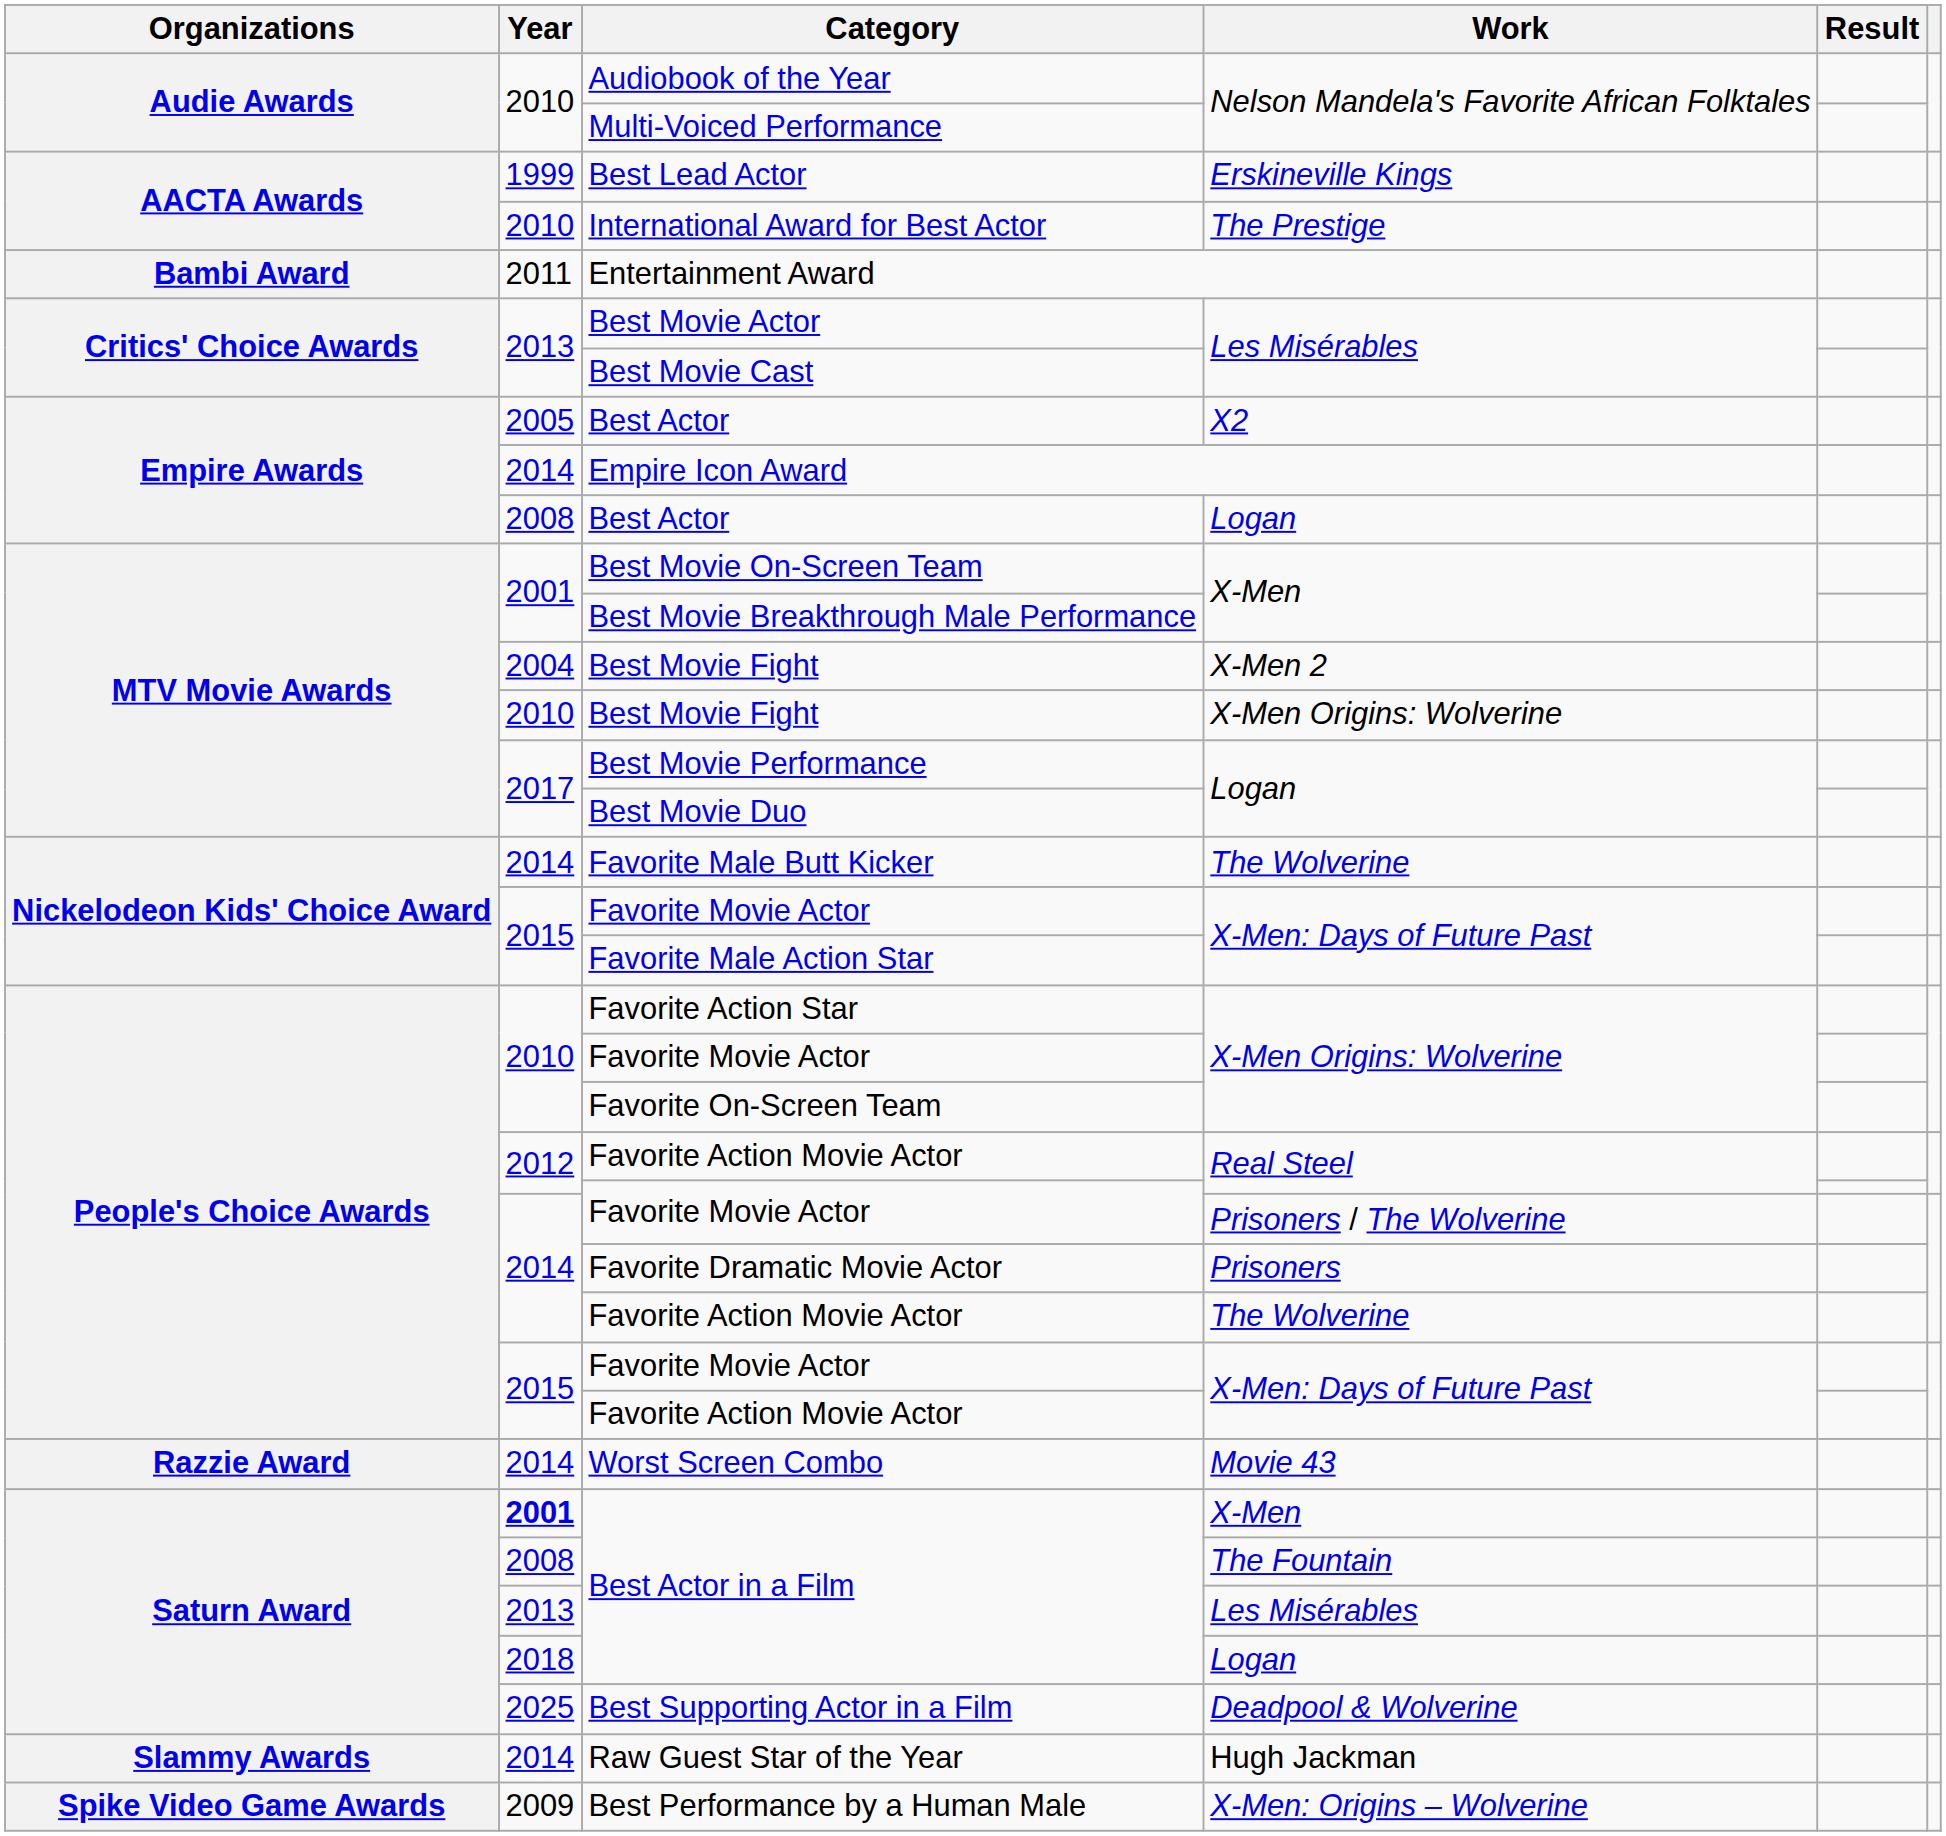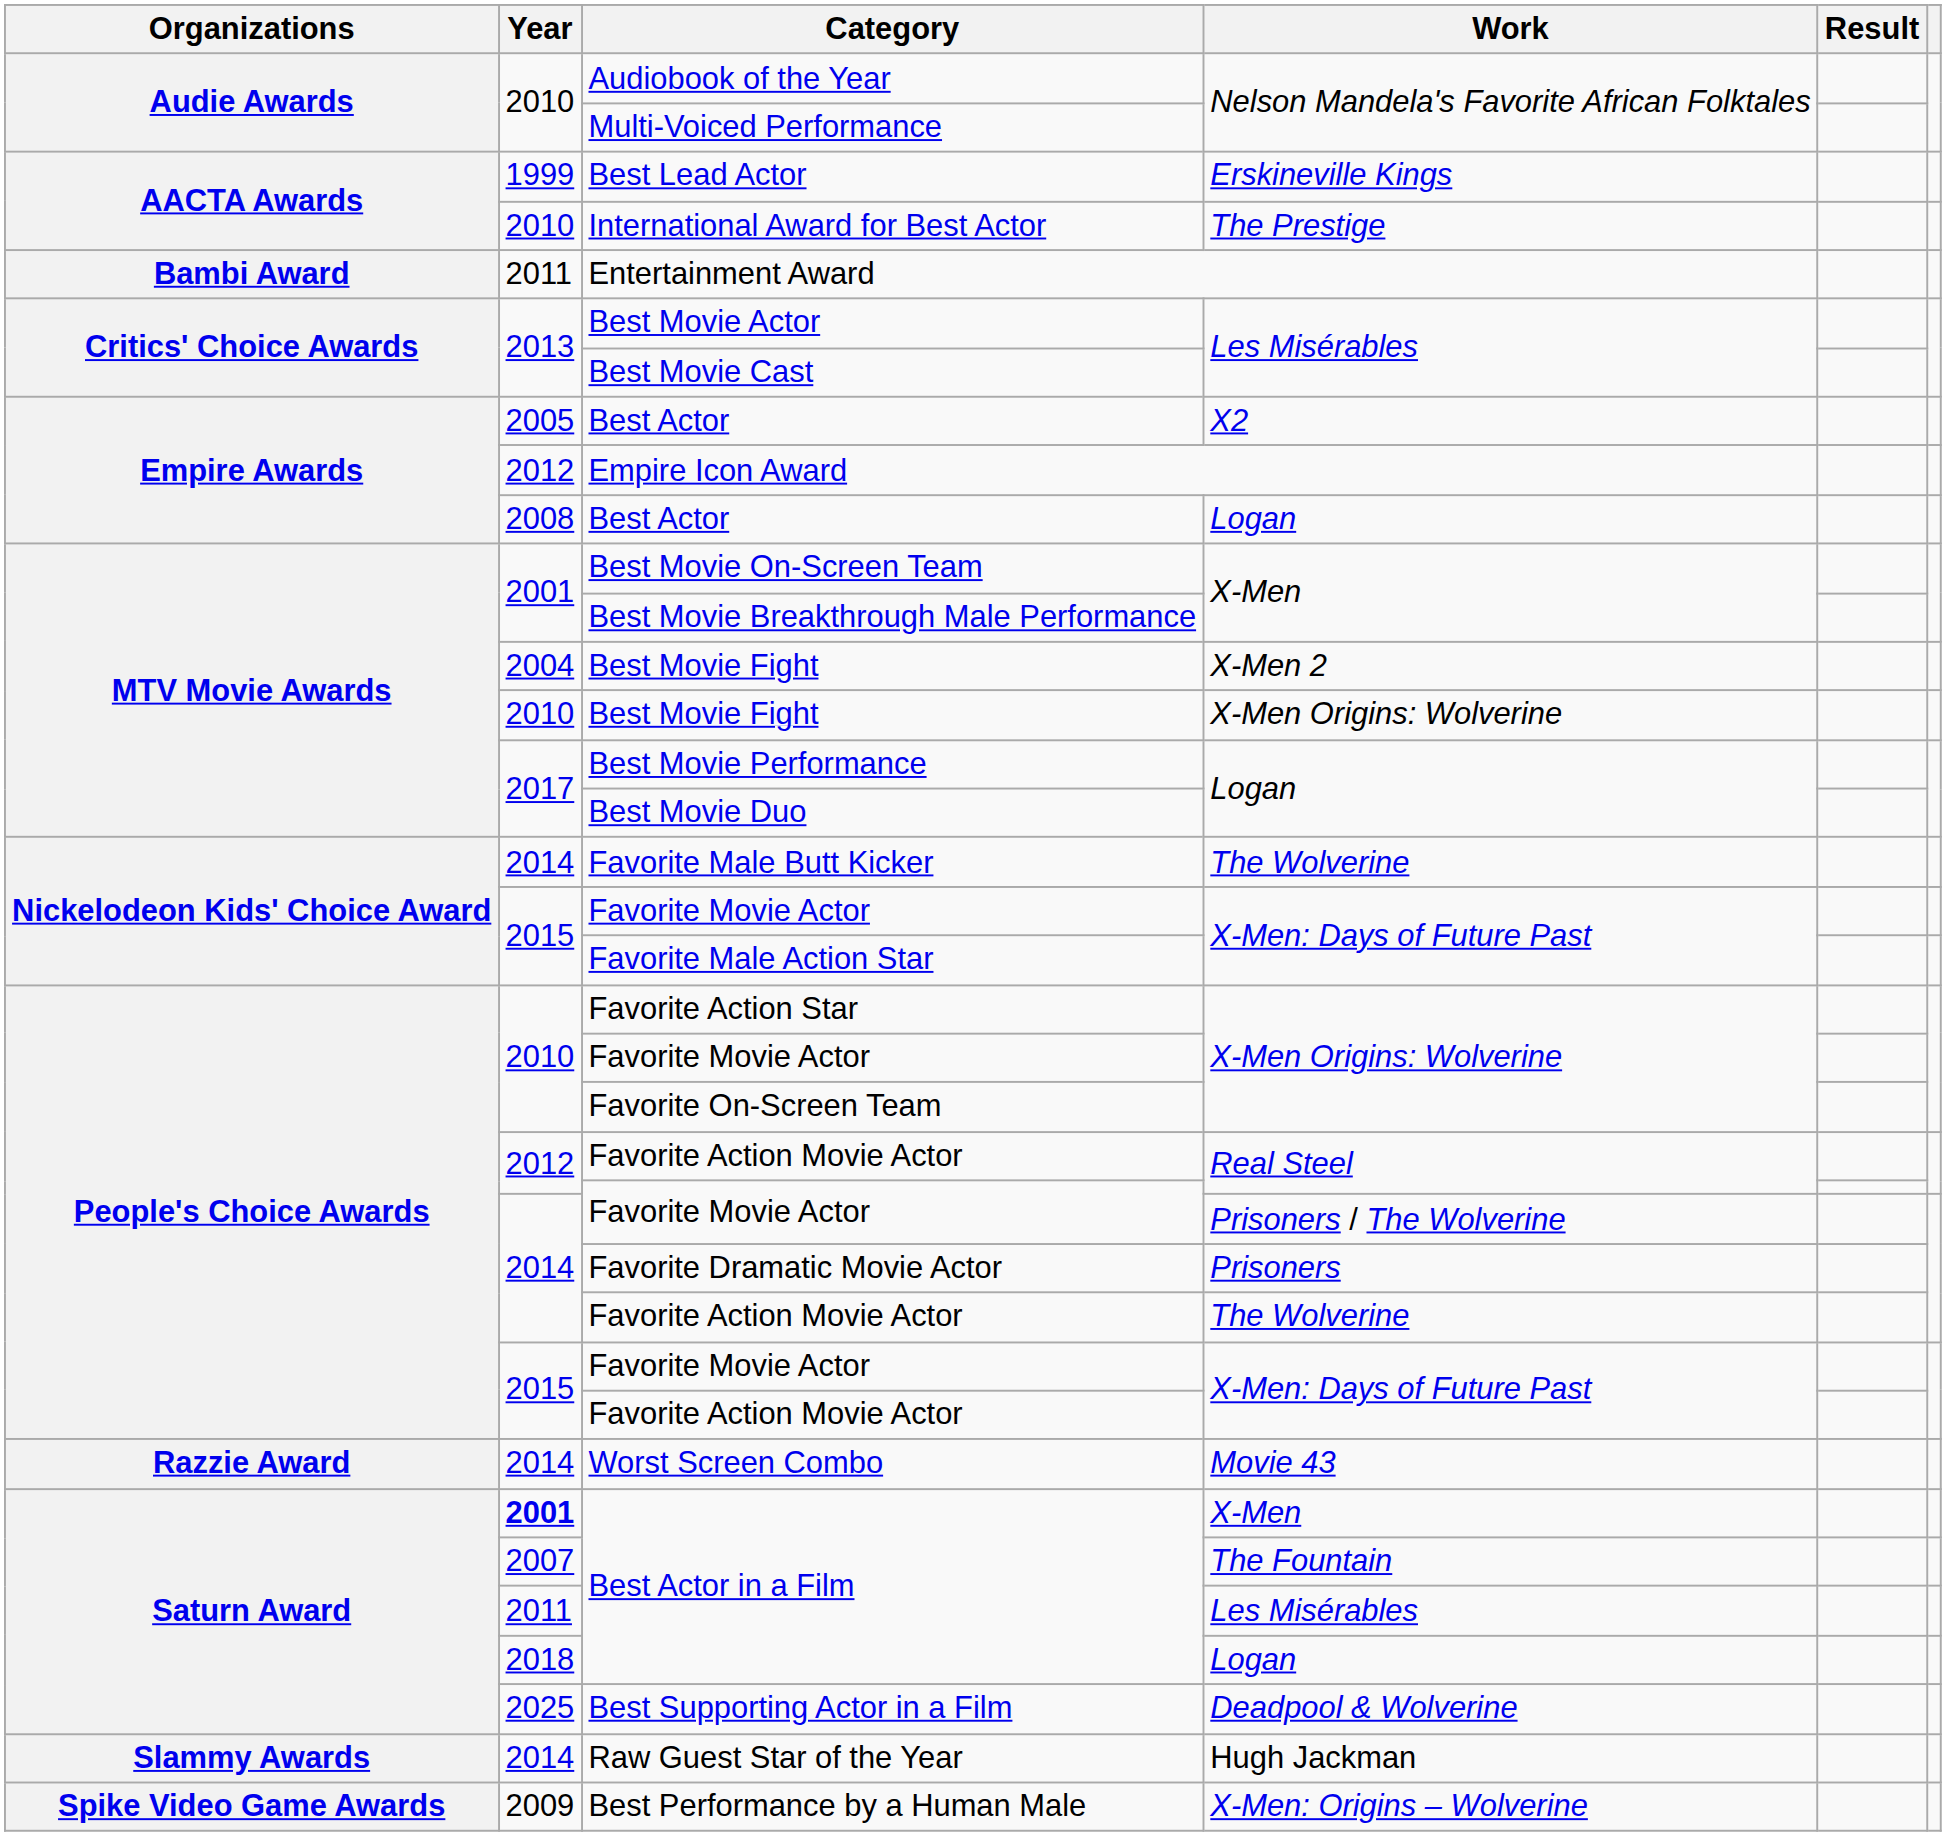(540, 469) 2014 -> (540, 469) 2012
(540, 1561) 2008 -> (540, 1561) 2007
(540, 1610) 2013 -> (539, 1610) 2011
